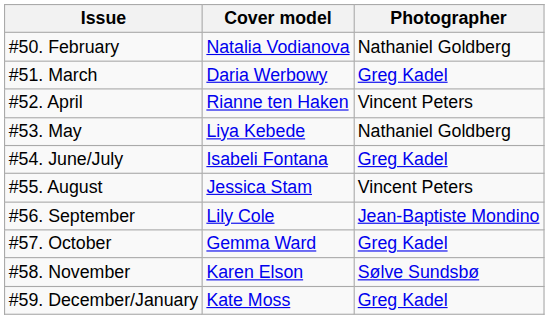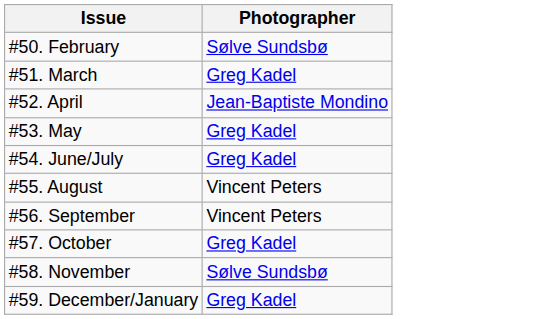- column: (278, 18)
(434, 46) Nathaniel Goldberg -> (267, 46) Sølve Sundsbø
(415, 103) Vincent Peters -> (297, 103) Jean-Baptiste Mondino
(434, 131) Nathaniel Goldberg -> (251, 131) Greg Kadel
(449, 215) Jean-Baptiste Mondino -> (264, 215) Vincent Peters
